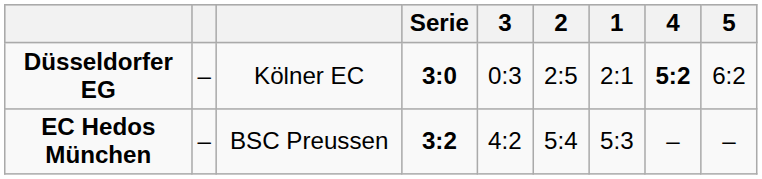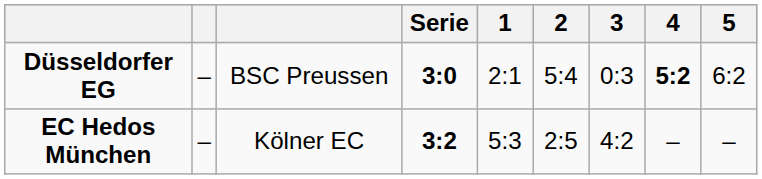columns swapped: (617, 23) <-> (505, 23)
(309, 75) Kölner EC -> (309, 75) BSC Preussen
(561, 75) 2:5 -> (561, 75) 5:4
(309, 141) BSC Preussen -> (309, 141) Kölner EC
(561, 141) 5:4 -> (561, 141) 2:5
